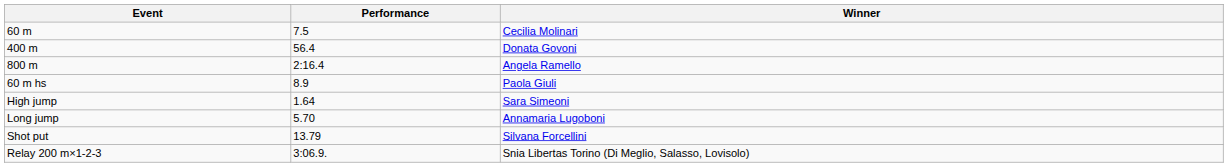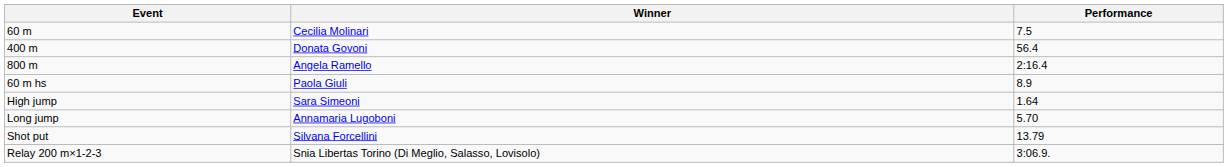columns swapped: (862, 14) <-> (395, 14)
